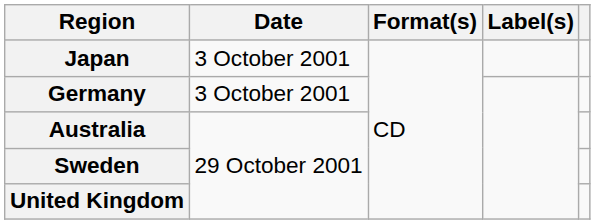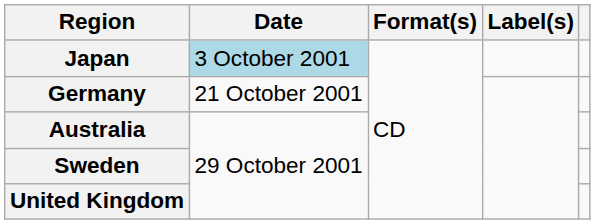(272, 58) no background -> (272, 58) lightblue background
(272, 93) 3 October 2001 -> (279, 93) 21 October 2001
